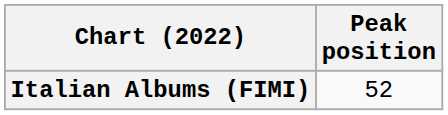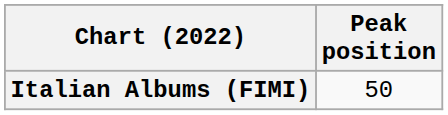(379, 91) 52 -> (379, 91) 50
